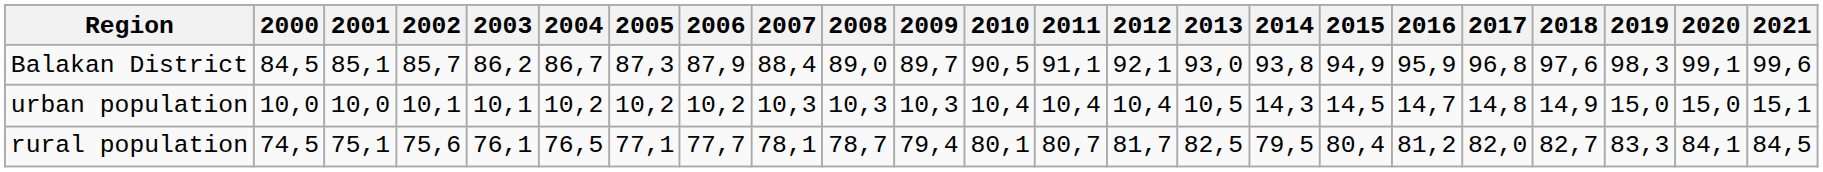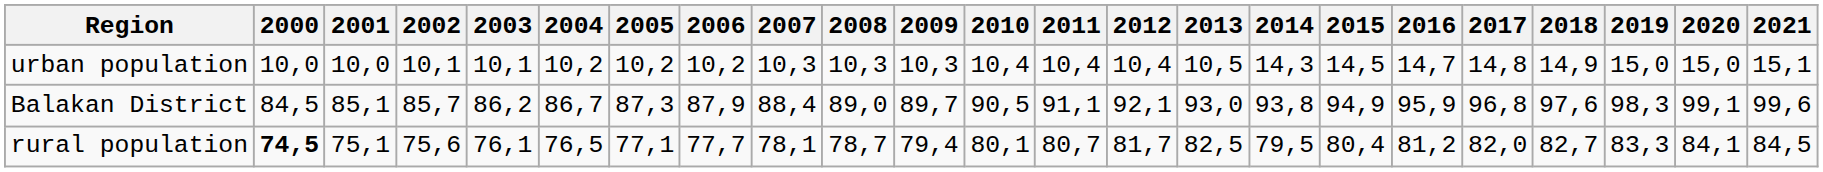rows swapped: (129, 65) <-> (129, 106)
(289, 146) normal -> (289, 146) bold
